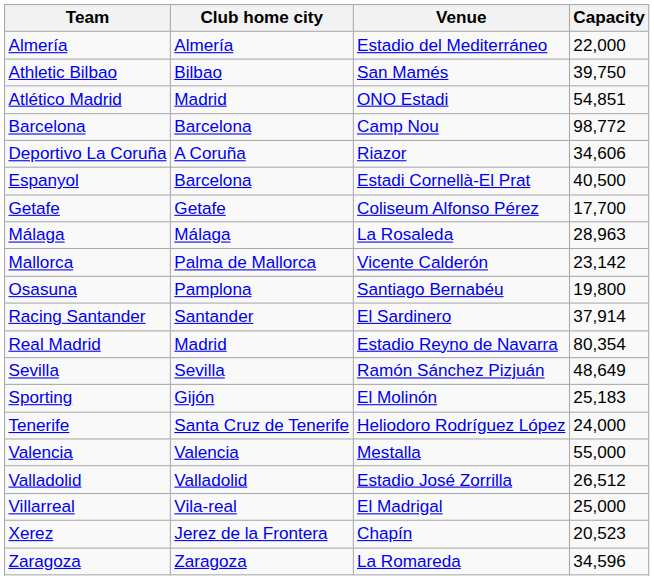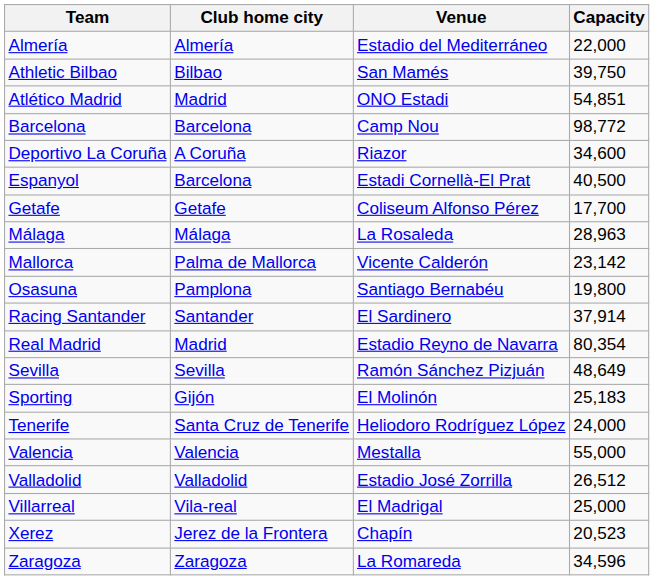(600, 153) 34,606 -> (600, 153) 34,600
